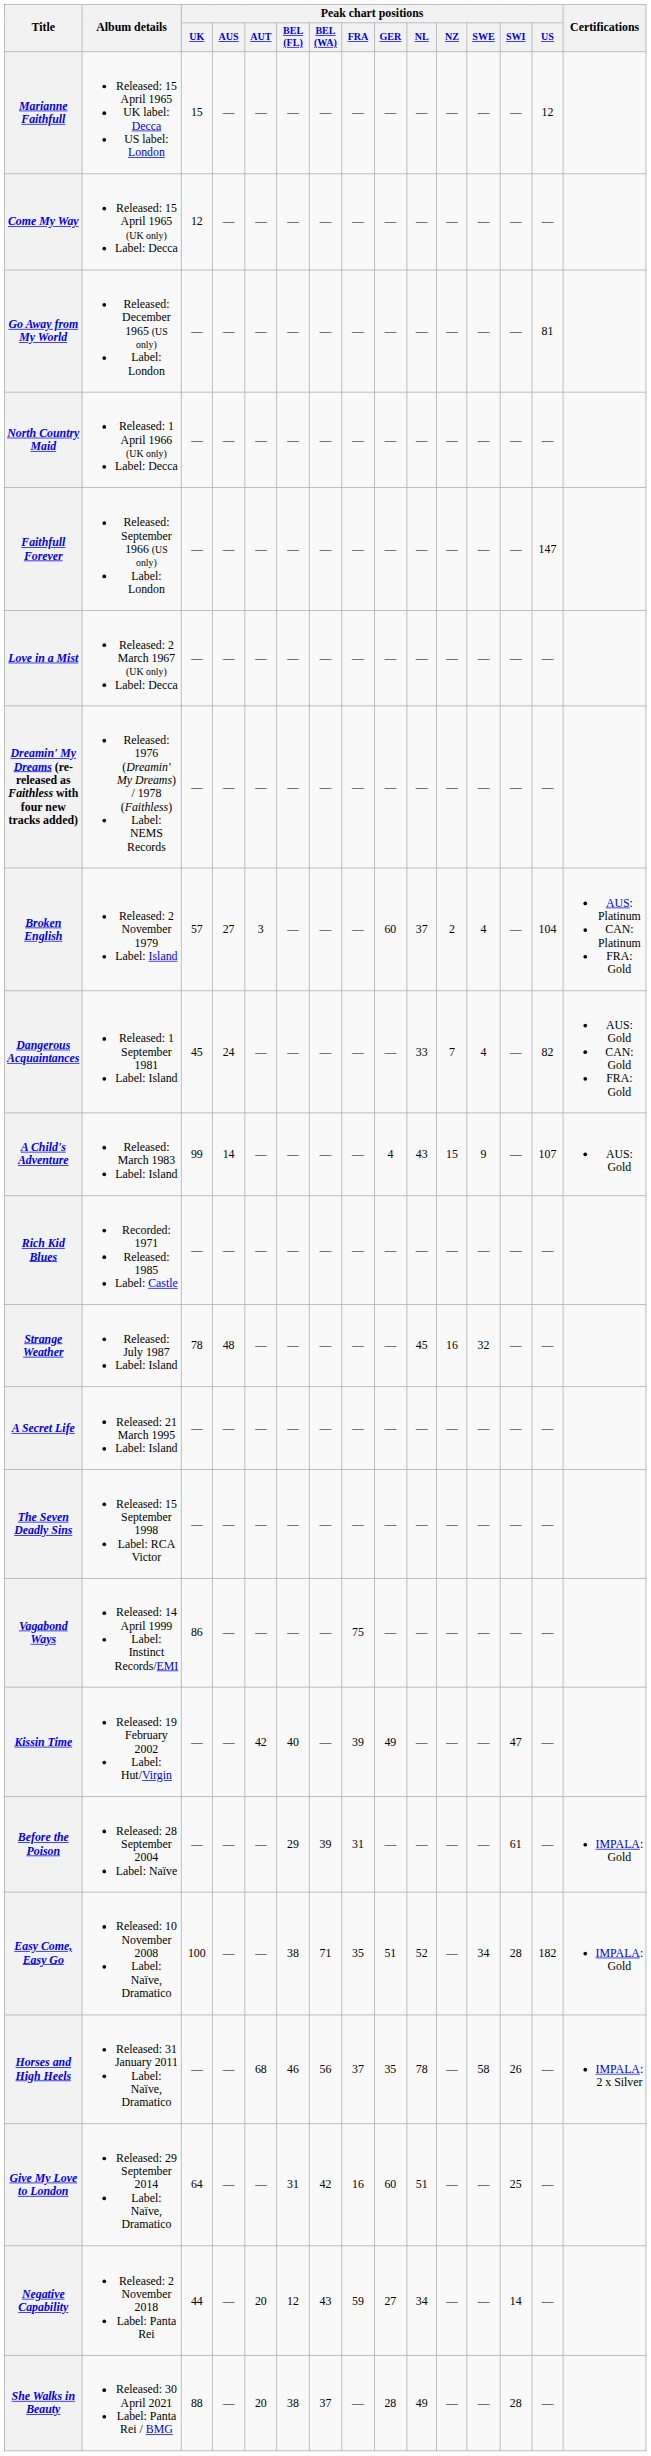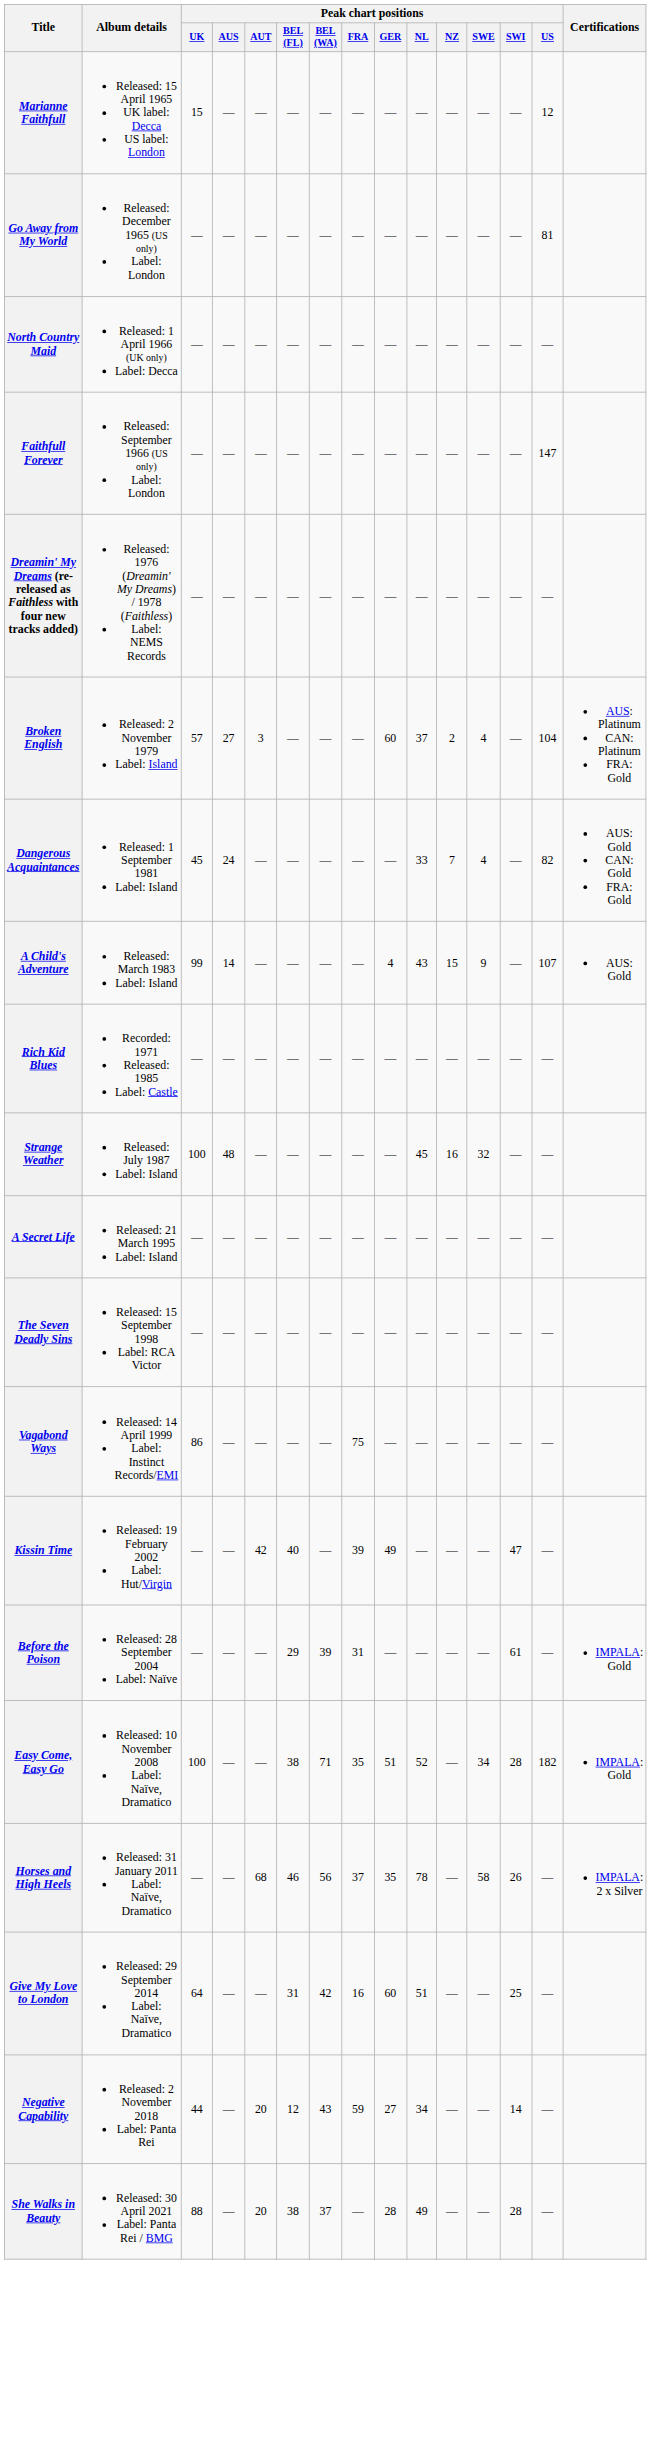- row: (43, 221)
- row: (43, 658)
(197, 1345) 78 -> (197, 1154) 100
